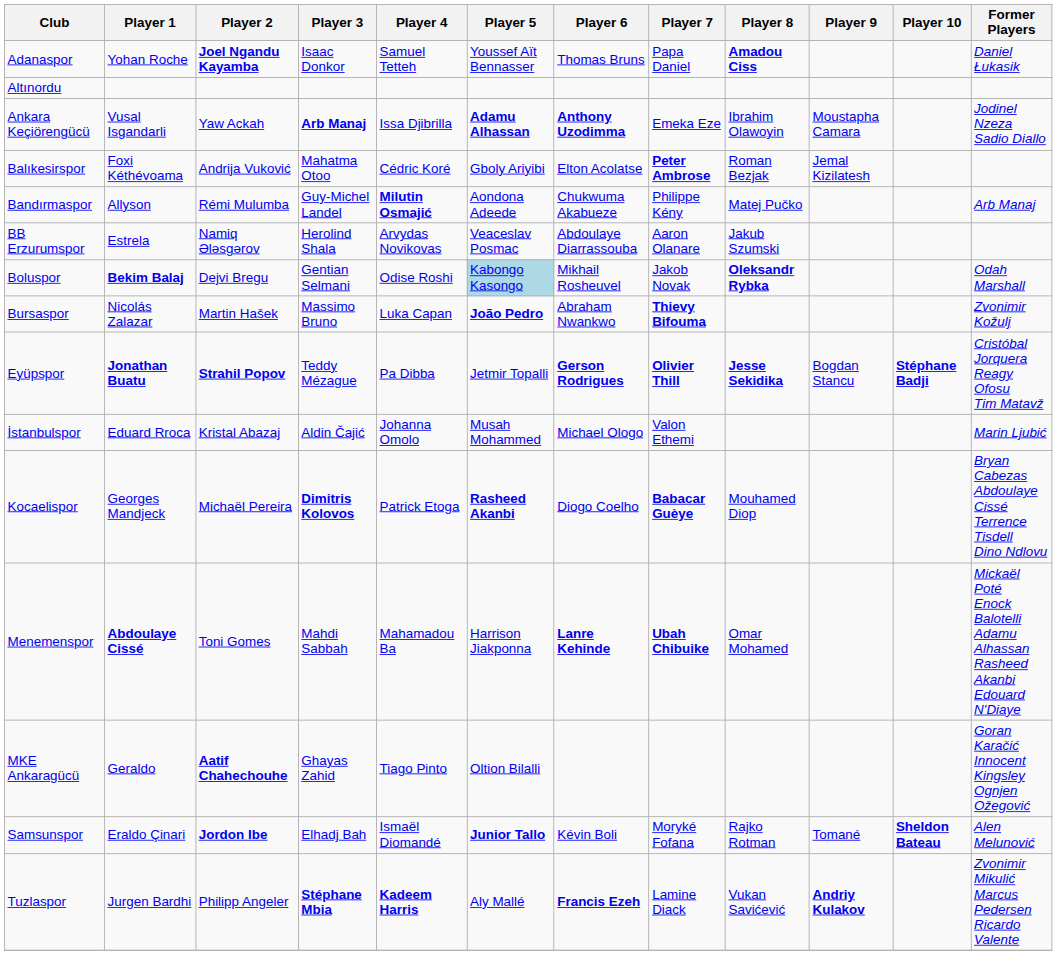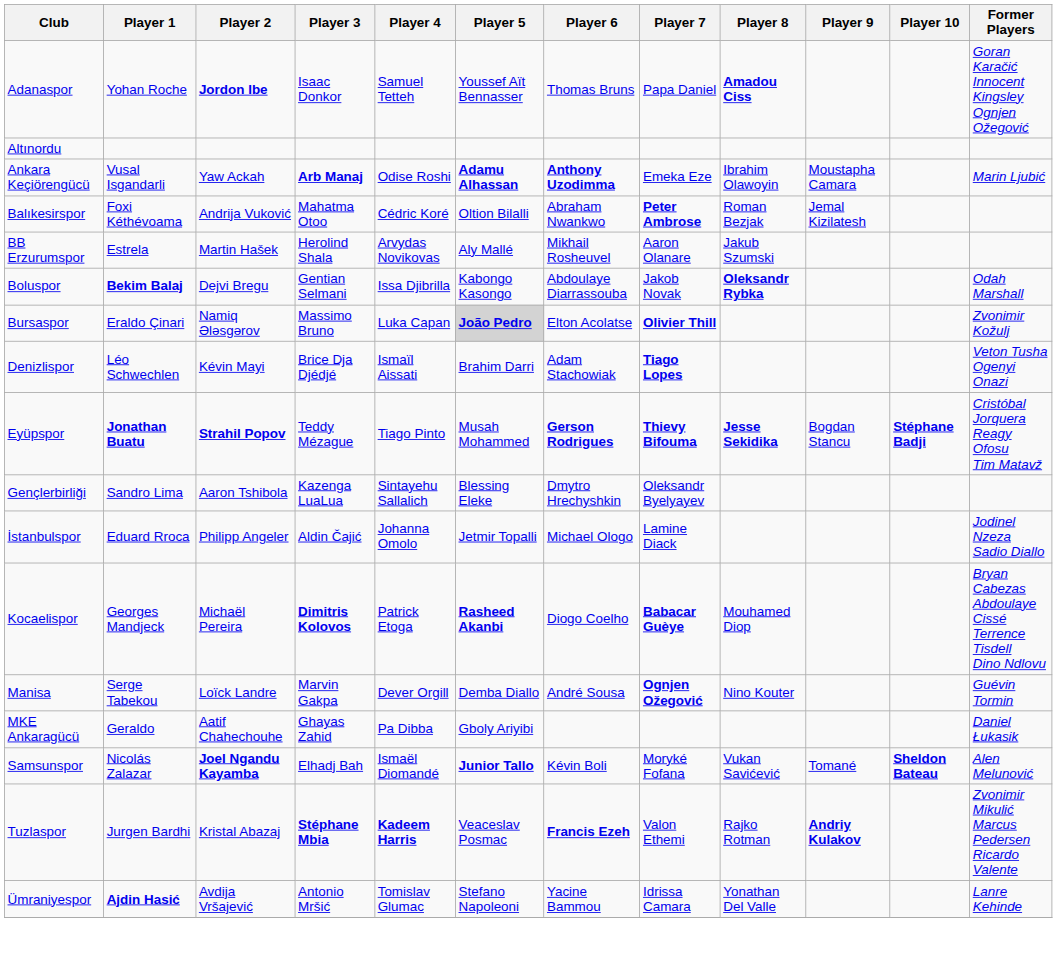(239, 59) Joel Ngandu Kayamba -> (233, 89) Jordon Ibe
(997, 59) Daniel Łukasik -> (1001, 89) Goran Karačić Innocent Kingsley Ognjen Ožegović
(416, 124) Issa Djibrilla -> (414, 177) Odise Roshi
(1010, 124) Jodinel Nzeza Sadio Diallo -> (1009, 177) Marin Ljubić
(507, 168) Gboly Ariyibi -> (494, 213) Oltion Bilalli
(600, 168) Elton Acolatse -> (576, 213) Abraham Nwankwo
- row: (50, 204)
(229, 241) Namiq Ələsgərov -> (238, 250) Martin Hašek
(501, 241) Veaceslav Posmac -> (486, 250) Aly Mallé
(597, 241) Abdoulaye Diarrassouba -> (579, 250) Mikhail Rosheuvel
(416, 277) Odise Roshi -> (414, 286) Issa Djibrilla
(497, 277) lightblue background -> (485, 286) no background
(589, 277) Mikhail Rosheuvel -> (587, 286) Abdoulaye Diarrassouba
(130, 314) Nicolás Zalazar -> (145, 323) Eraldo Çinari
(238, 314) Martin Hašek -> (229, 323) Namiq Ələsgərov
(507, 314) no background -> (495, 323) lightgrey background
(586, 314) Abraham Nwankwo -> (590, 323) Elton Acolatse
(679, 314) Thievy Bifouma -> (680, 323) Olivier Thill
+ row: (41, 367)
(407, 373) Pa Dibba -> (411, 433) Tiago Pinto
(509, 373) Jetmir Topalli -> (494, 433) Musah Mohammed
(673, 373) Olivier Thill -> (670, 433) Thievy Bifouma
+ row: (47, 492)
(239, 432) Kristal Abazaj -> (244, 536) Philipp Angeler
(505, 432) Musah Mohammed -> (498, 536) Jetmir Topalli
(673, 432) Valon Ethemi -> (665, 536) Lamine Diack
(1010, 432) Marin Ljubić -> (1009, 536) Jodinel Nzeza Sadio Diallo
+ row: (29, 692)
- row: (50, 641)
(243, 768) bold -> (241, 729) normal
(413, 768) Tiago Pinto -> (405, 729) Pa Dibba
(505, 768) Oltion Bilalli -> (496, 729) Gboly Ariyibi
(1002, 768) Goran Karačić Innocent Kingsley Ognjen Ožegović -> (996, 729) Daniel Łukasik
(146, 835) Eraldo Çinari -> (129, 765) Nicolás Zalazar
(233, 835) Jordon Ibe -> (239, 765) Joel Ngandu Kayamba
(752, 835) Rajko Rotman -> (752, 765) Vukan Savićević
(244, 901) Philipp Angeler -> (240, 832) Kristal Abazaj
(497, 901) Aly Mallé -> (489, 832) Veaceslav Posmac
(674, 901) Lamine Diack -> (664, 832) Valon Ethemi
(757, 901) Vukan Savićević -> (747, 832) Rajko Rotman
+ row: (49, 899)
